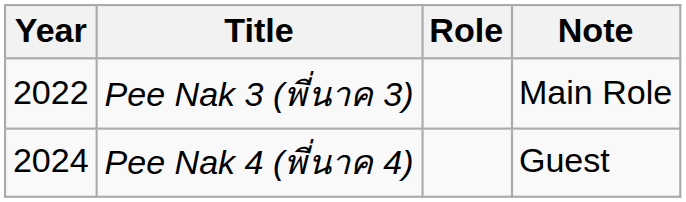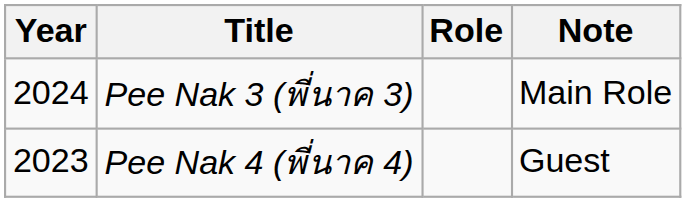(51, 93) 2022 -> (51, 93) 2024
(51, 161) 2024 -> (51, 161) 2023
